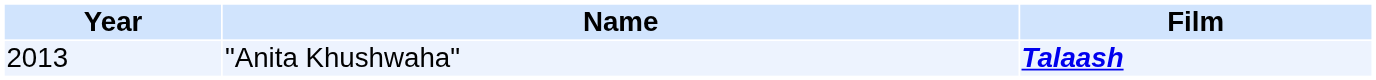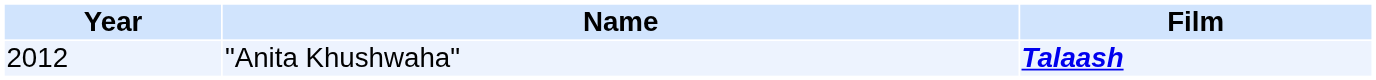(37, 57) 2013 -> (37, 57) 2012
